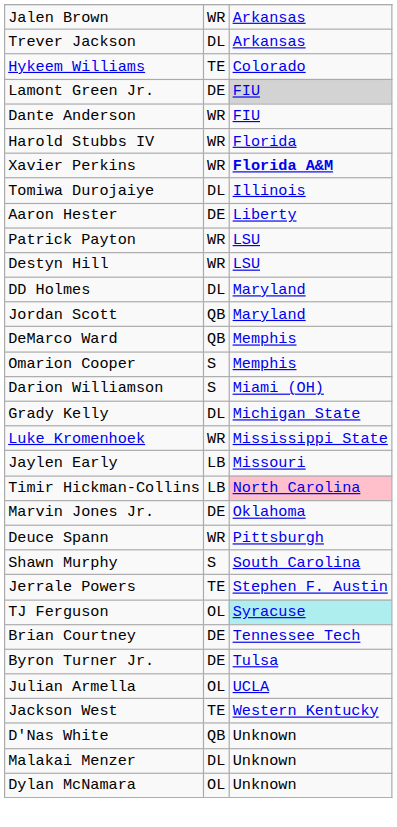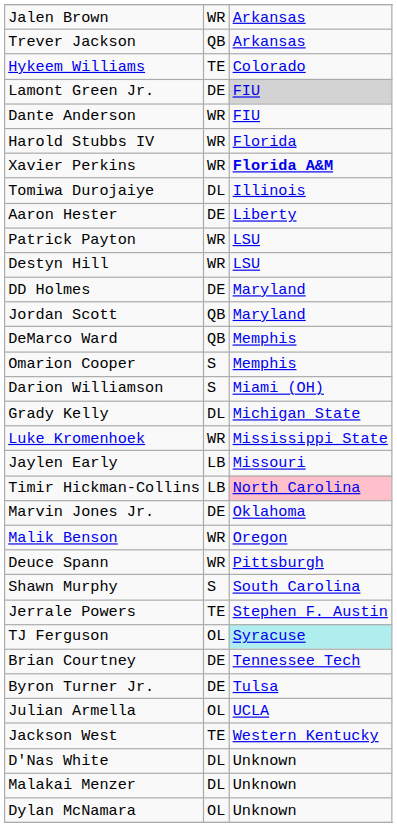(216, 42) DL -> (216, 42) QB
(216, 290) DL -> (216, 290) DE
+ row: (63, 538)
(216, 736) QB -> (216, 761) DL
